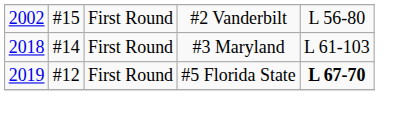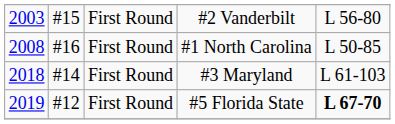(27, 18) 2002 -> (27, 18) 2003
+ row: (247, 47)
